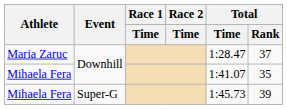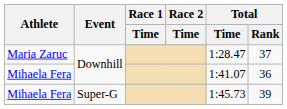(265, 74) 35 -> (265, 74) 36
